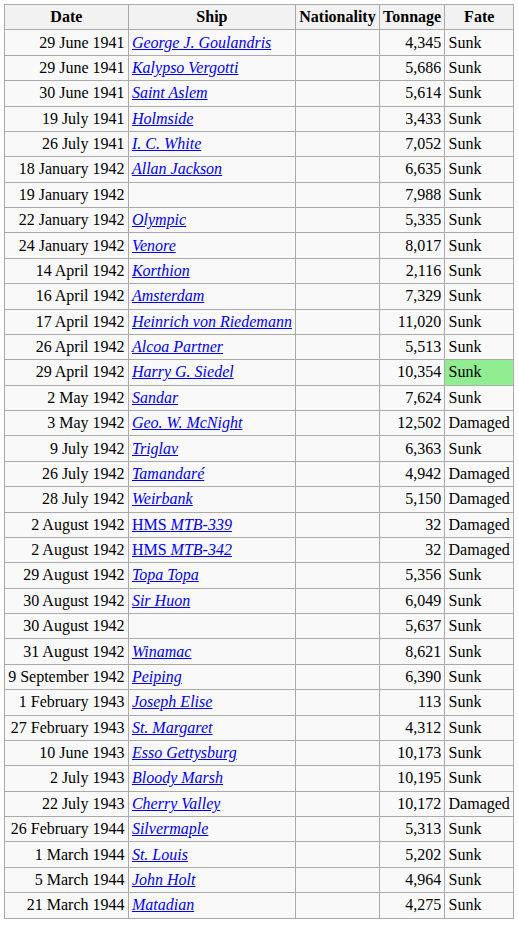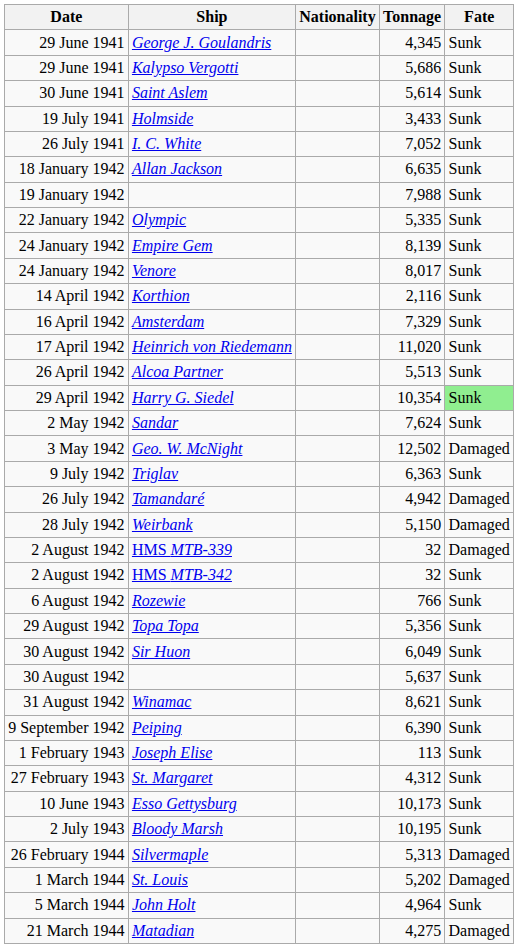+ row: (172, 245)
(479, 550) Damaged -> (465, 575) Sunk
+ row: (159, 600)
- row: (176, 803)
(465, 829) Sunk -> (479, 854) Damaged
(465, 854) Sunk -> (479, 879) Damaged
(465, 905) Sunk -> (479, 930) Damaged
